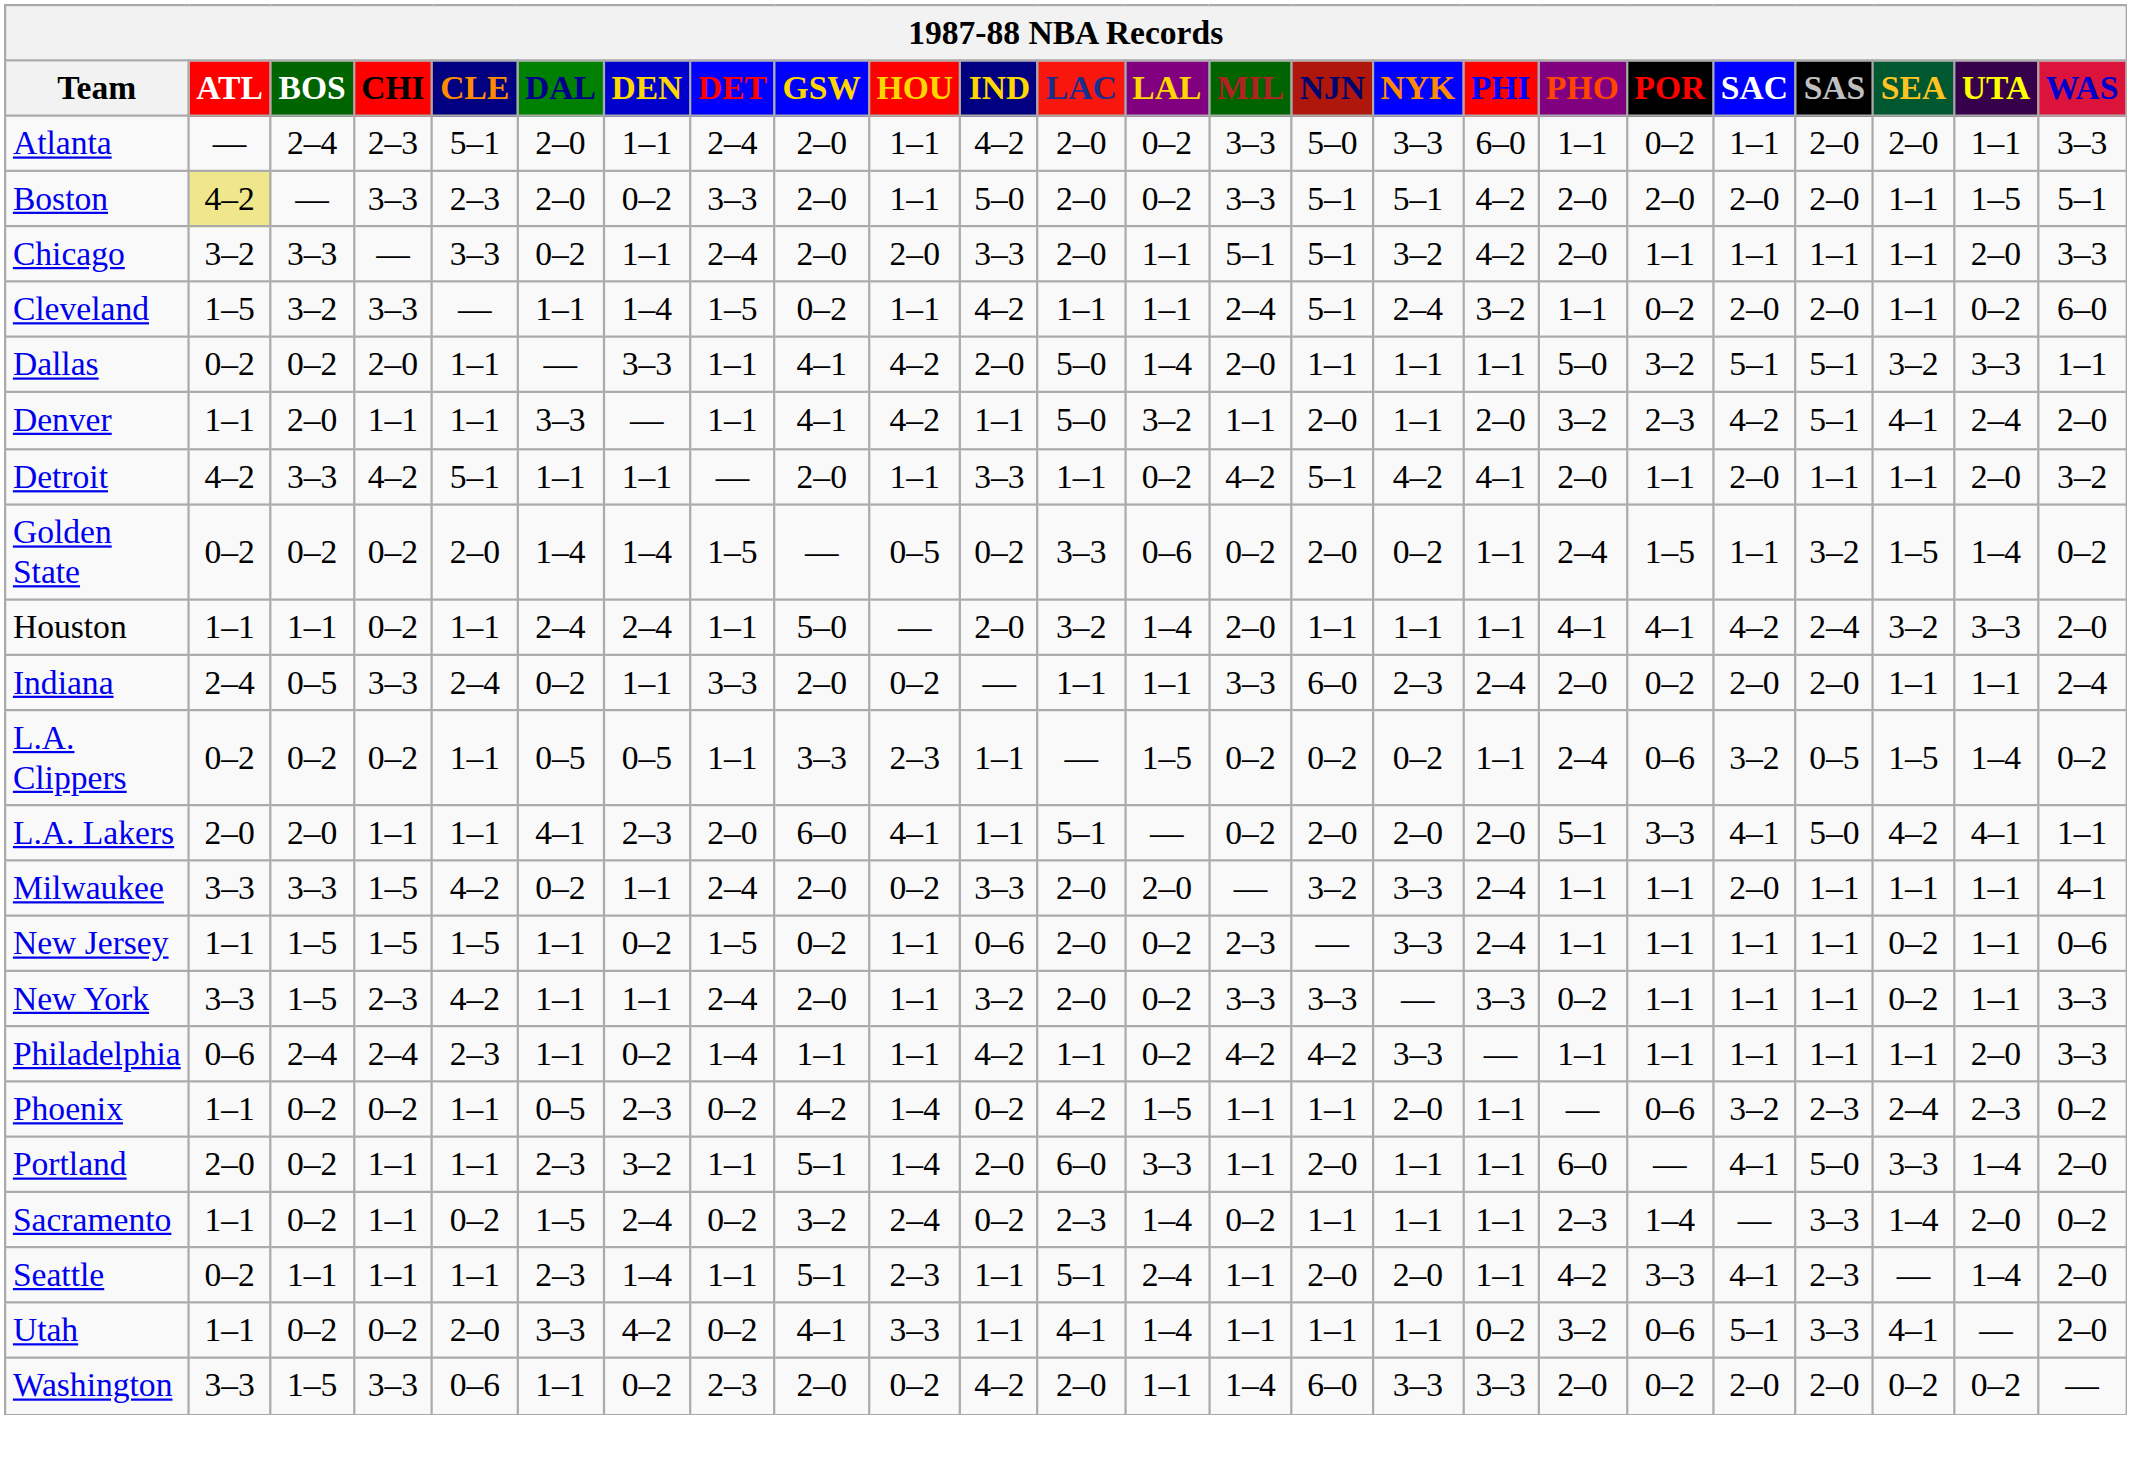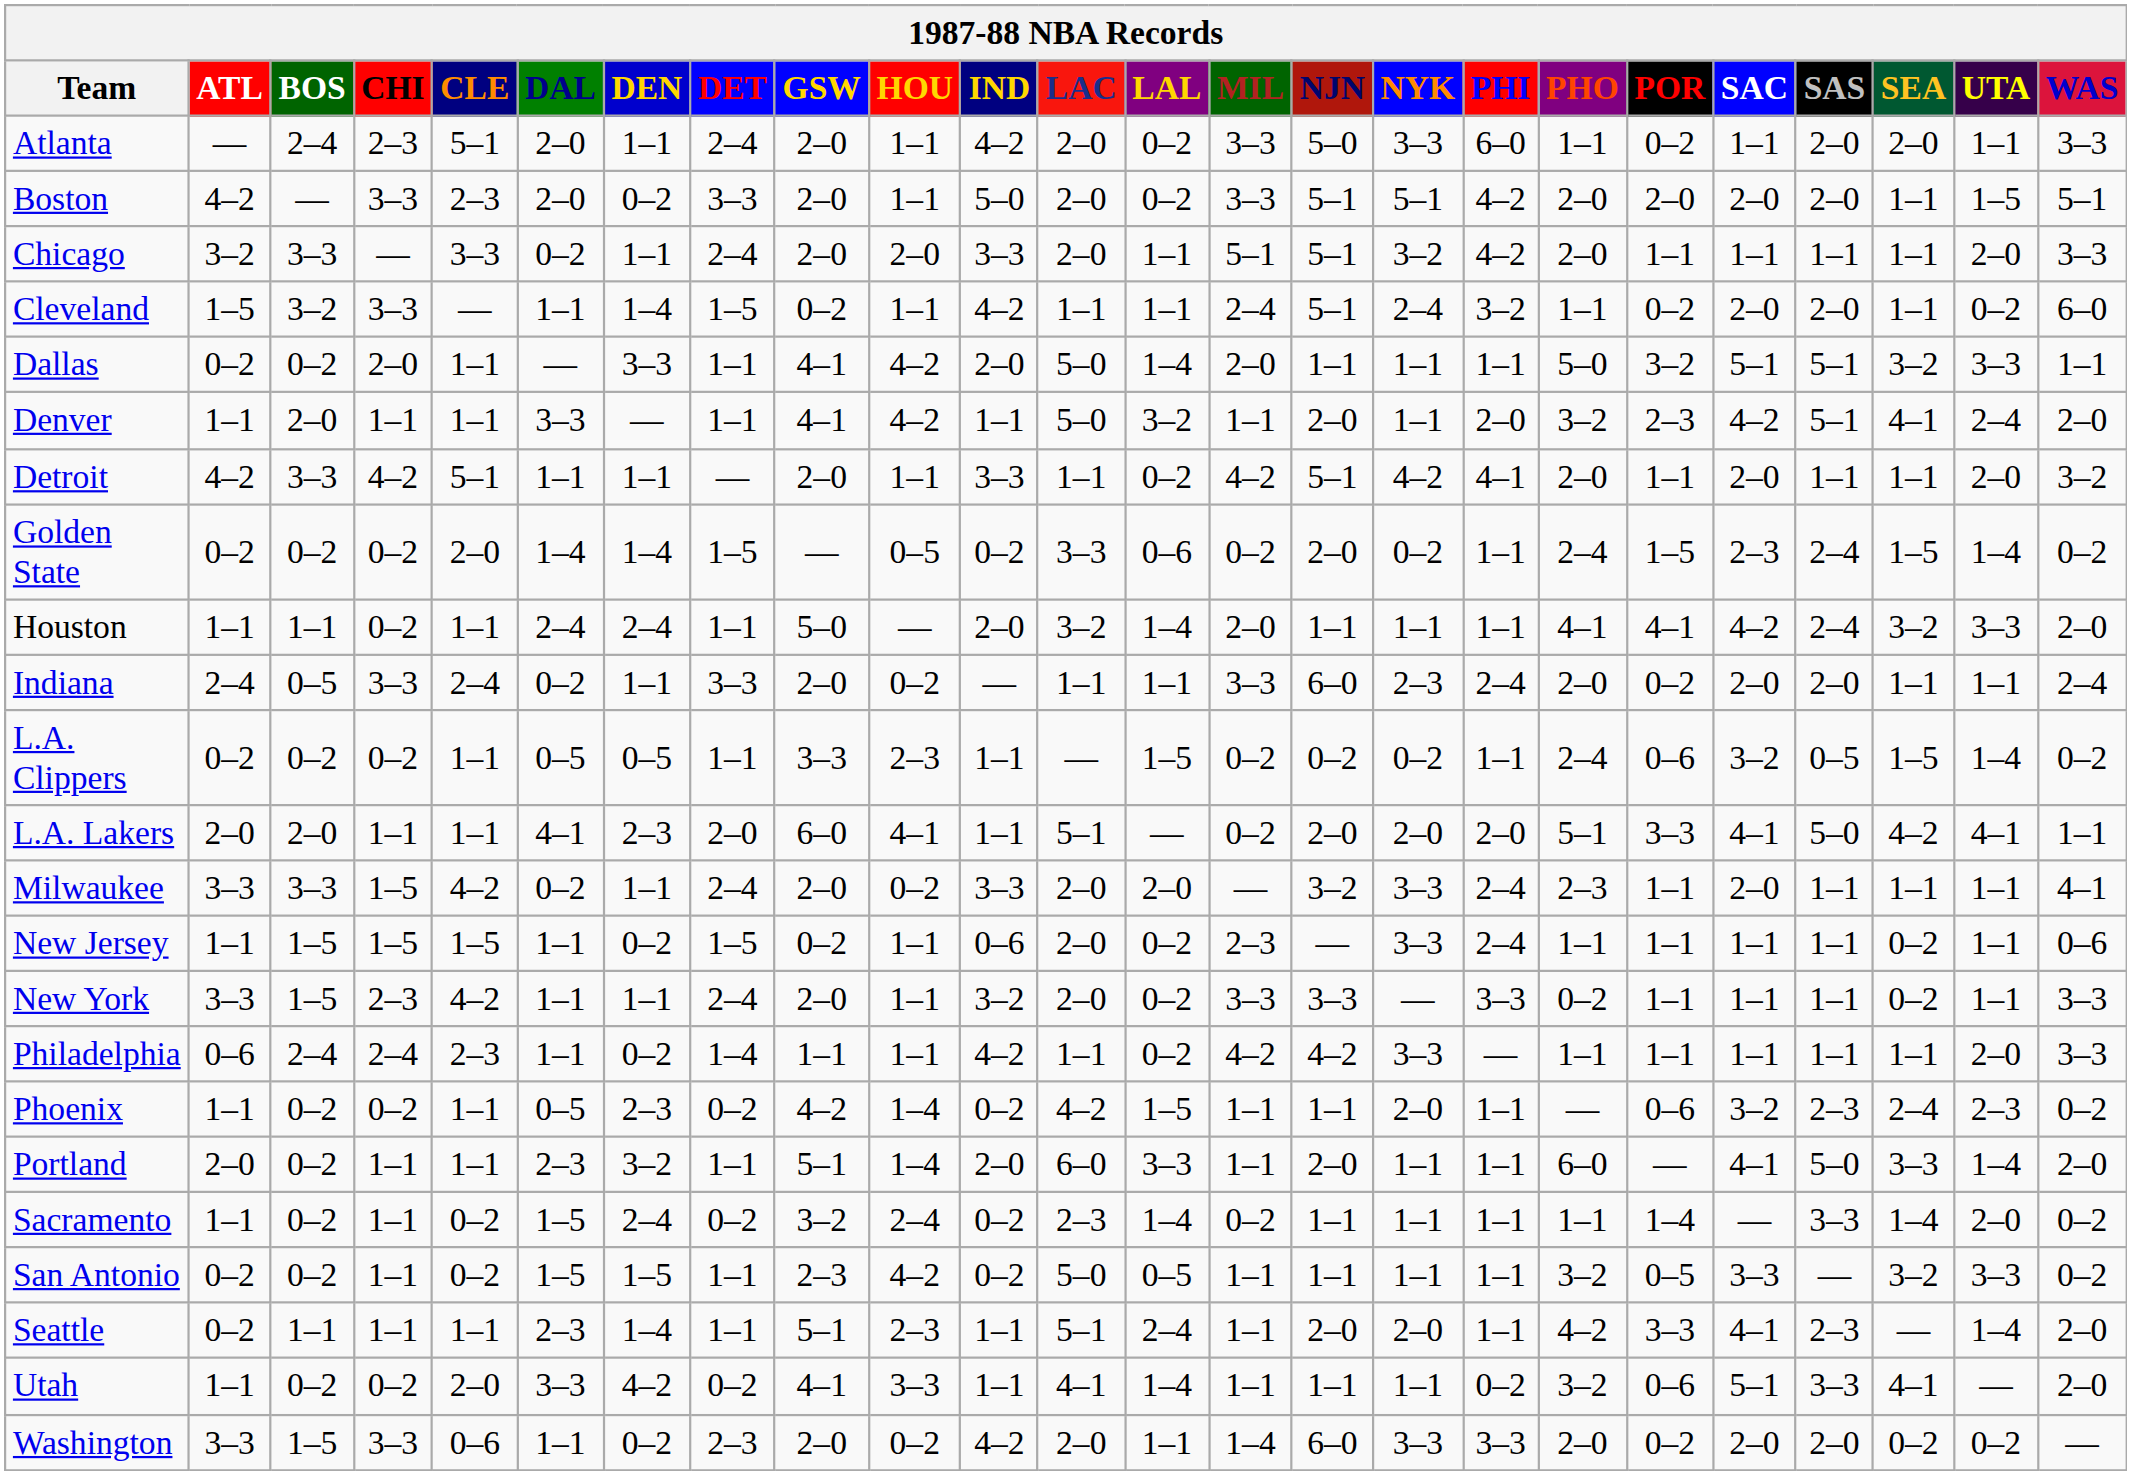(230, 198) khaki background -> (230, 198) no background
(1754, 550) 1–1 -> (1754, 550) 2–3
(1834, 550) 3–2 -> (1834, 550) 2–4
(1582, 887) 1–1 -> (1582, 887) 2–3
(1582, 1219) 2–3 -> (1582, 1219) 1–1
+ row: (96, 1275)
